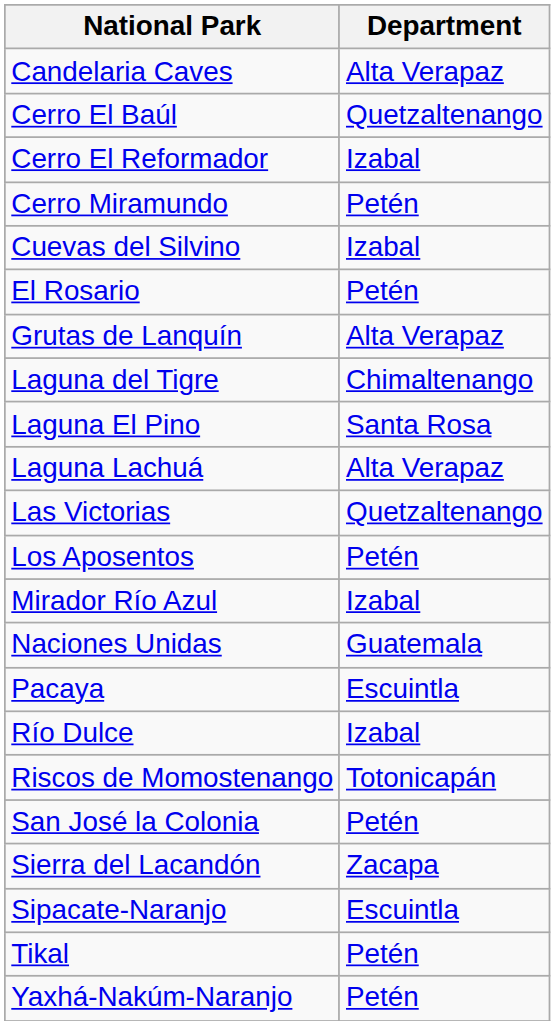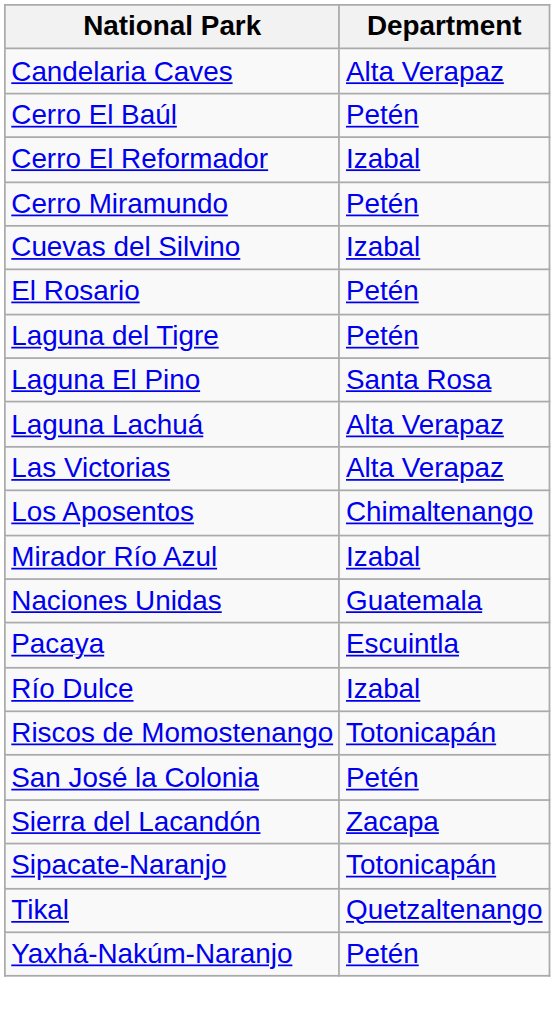(444, 114) Quetzaltenango -> (382, 114) Petén
- row: (127, 335)
(440, 379) Chimaltenango -> (382, 335) Petén
(444, 512) Quetzaltenango -> (425, 468) Alta Verapaz
(382, 556) Petén -> (440, 512) Chimaltenango
(402, 909) Escuintla -> (421, 865) Totonicapán
(382, 953) Petén -> (444, 909) Quetzaltenango
